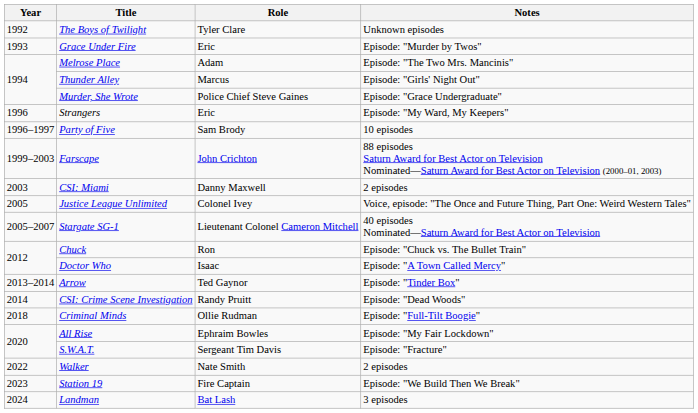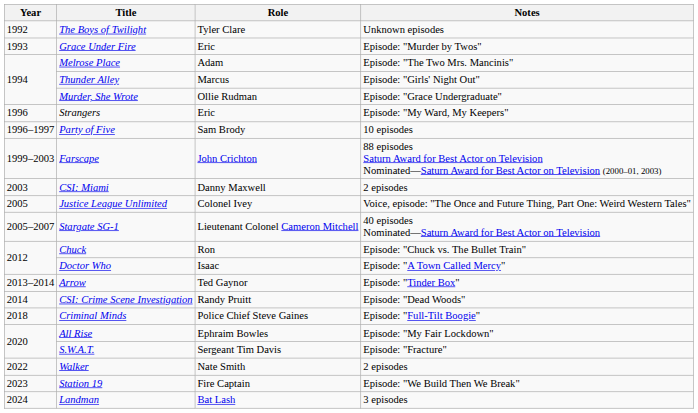(253, 96) Police Chief Steve Gaines -> (227, 96) Ollie Rudman
(227, 316) Ollie Rudman -> (253, 316) Police Chief Steve Gaines
